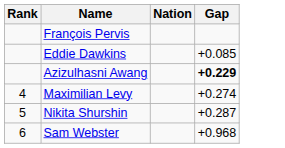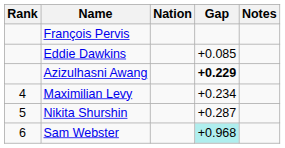+ column: (259, 14)
(217, 93) +0.274 -> (217, 93) +0.234
(217, 133) no background -> (217, 133) paleturquoise background
